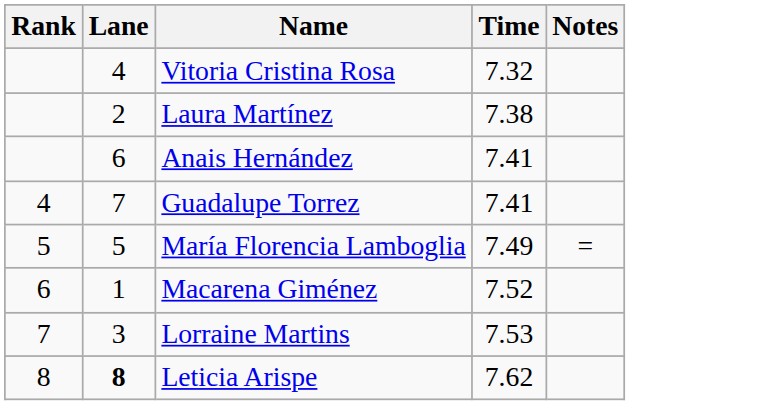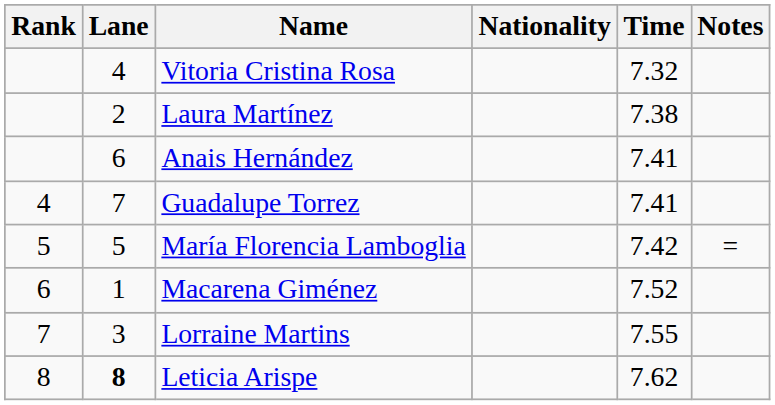+ column: (545, 26)
(509, 245) 7.49 -> (654, 245) 7.42
(509, 333) 7.53 -> (654, 333) 7.55
